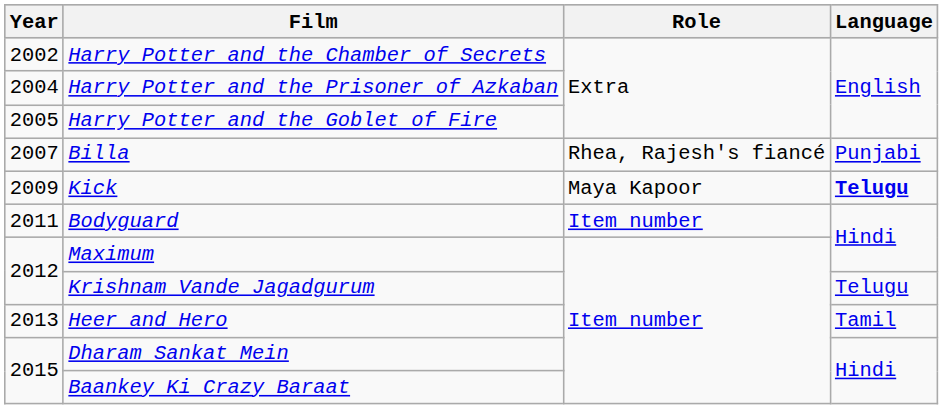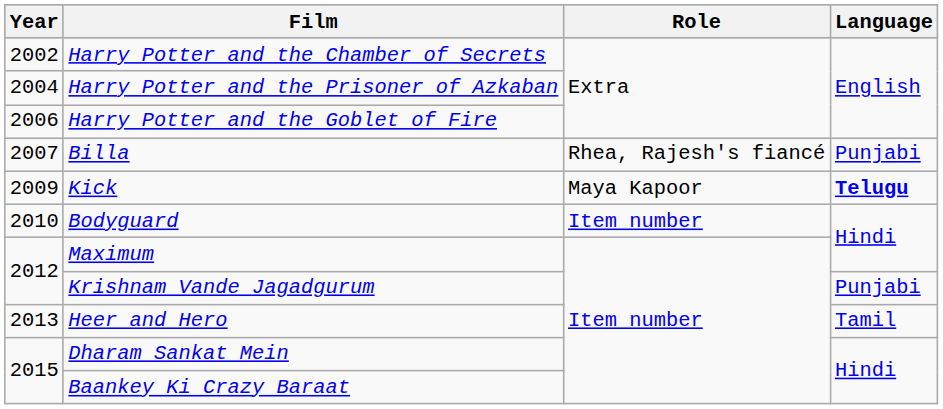(34, 121) 2005 -> (34, 121) 2006
(34, 221) 2011 -> (34, 221) 2010
(872, 288) Telugu -> (878, 288) Punjabi
